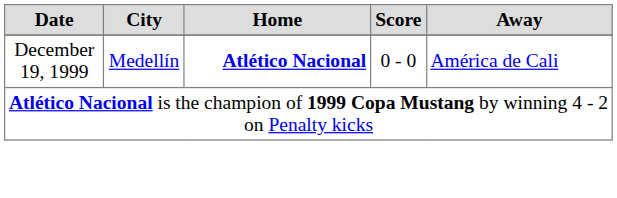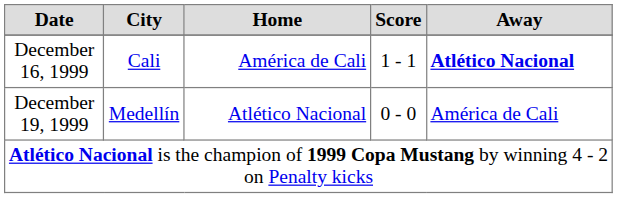+ row: (54, 61)
(294, 61) bold -> (297, 113) normal
